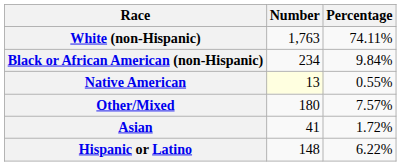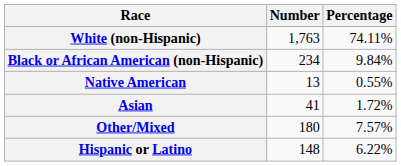(313, 82) lightyellow background -> (313, 82) no background
rows swapped: (135, 127) <-> (135, 104)
